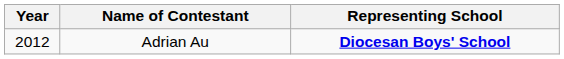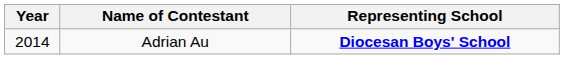(32, 41) 2012 -> (32, 41) 2014
